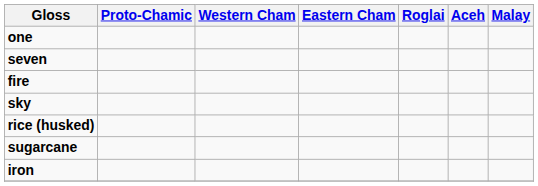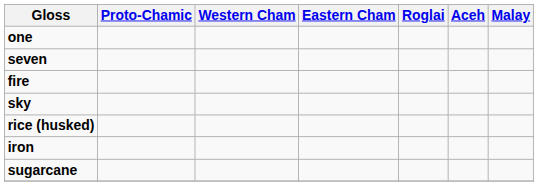rows swapped: (21, 170) <-> (42, 147)
